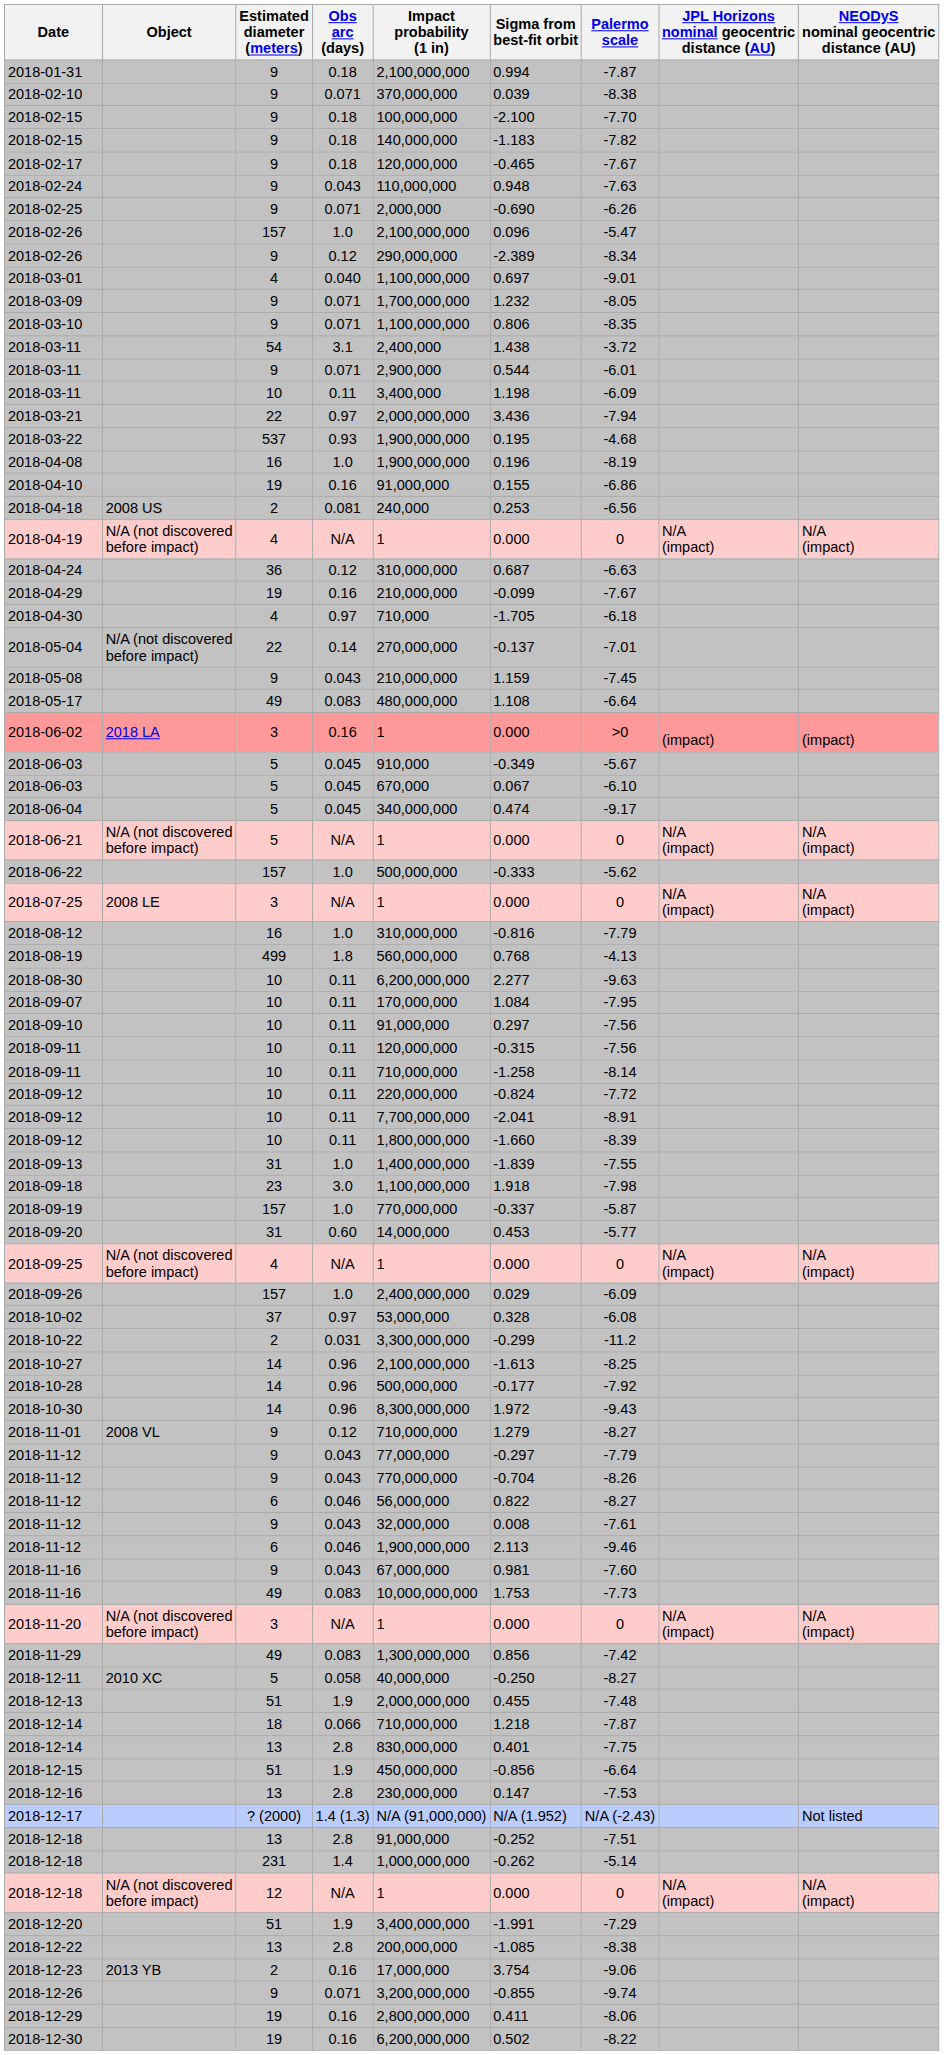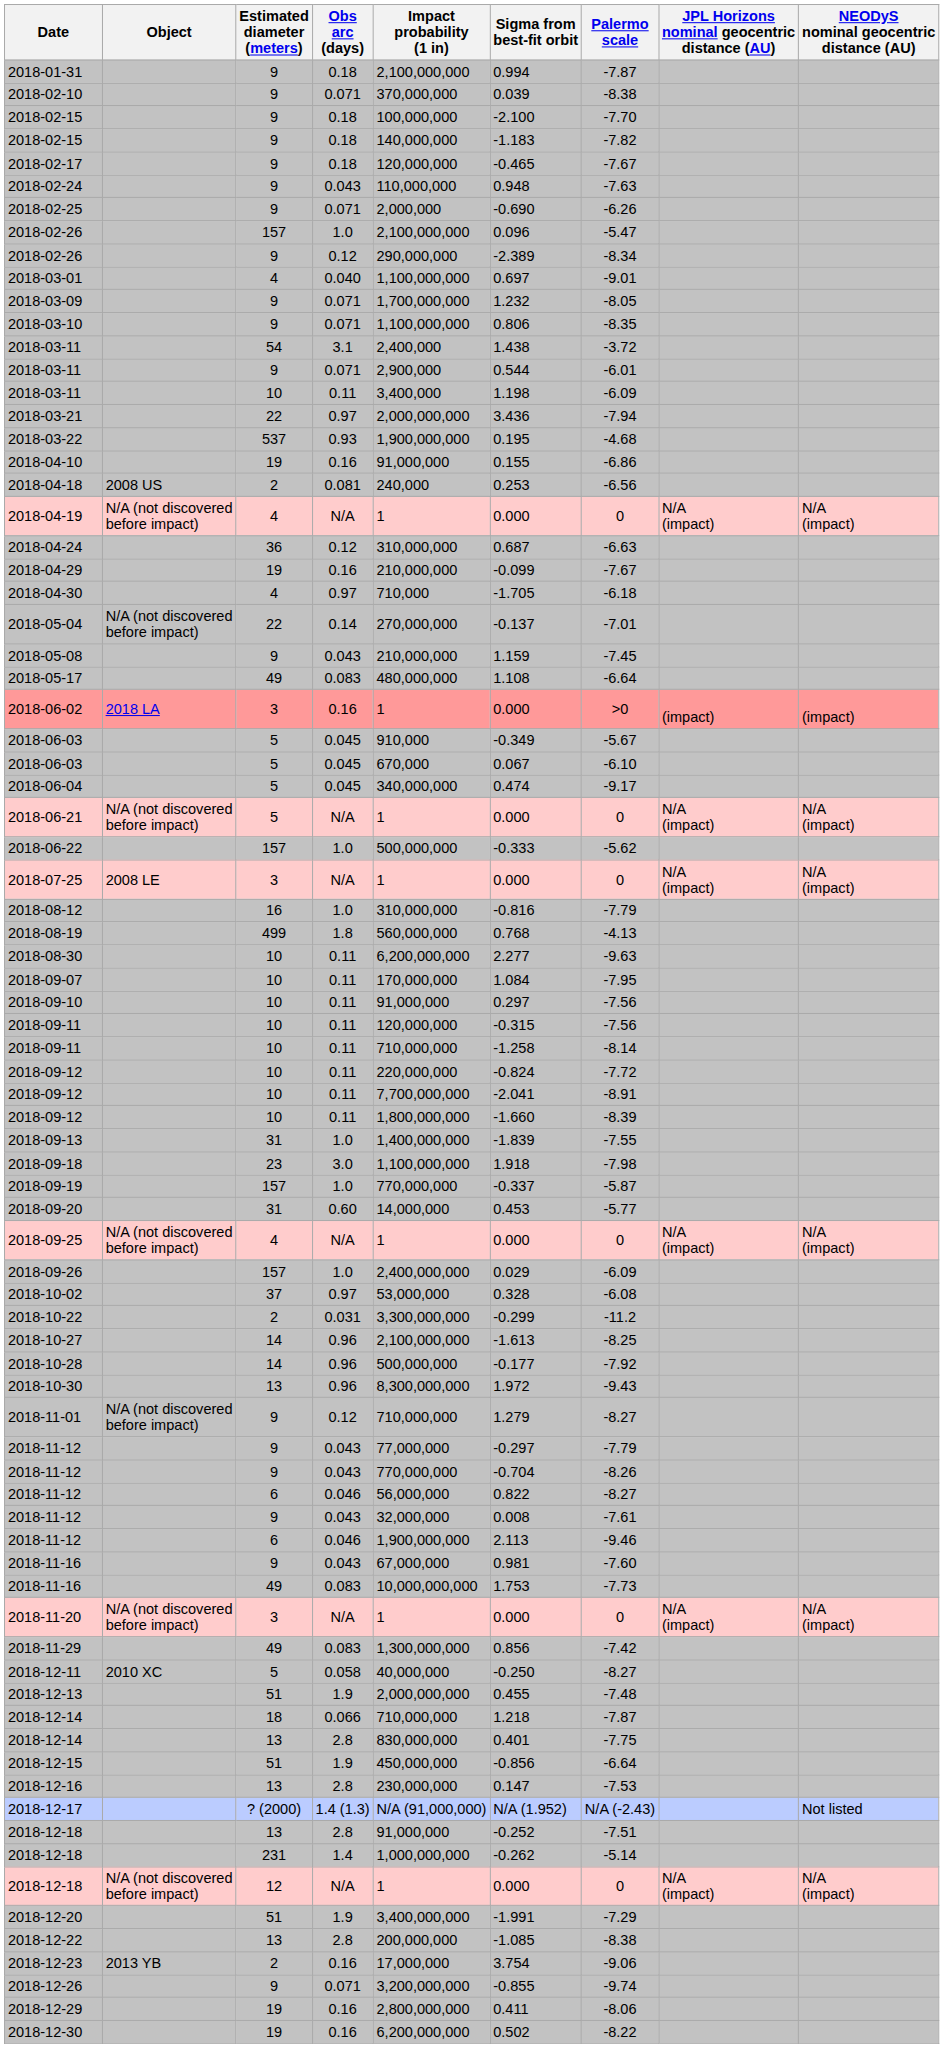- row: (45, 462)
(274, 1409) 14 -> (274, 1386) 13
(133, 1432) 2008 VL -> (169, 1418) N/A (not discovered before impact)
